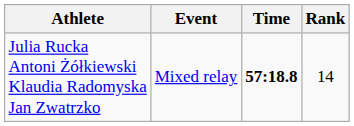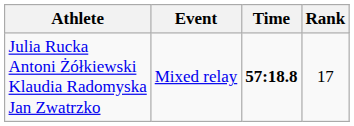(325, 77) 14 -> (325, 77) 17
